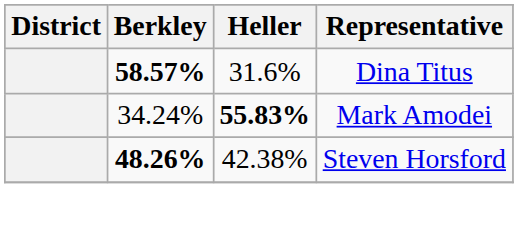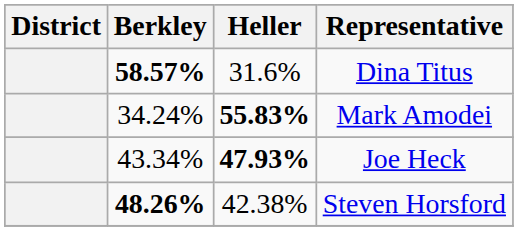+ row: (414, 159)
